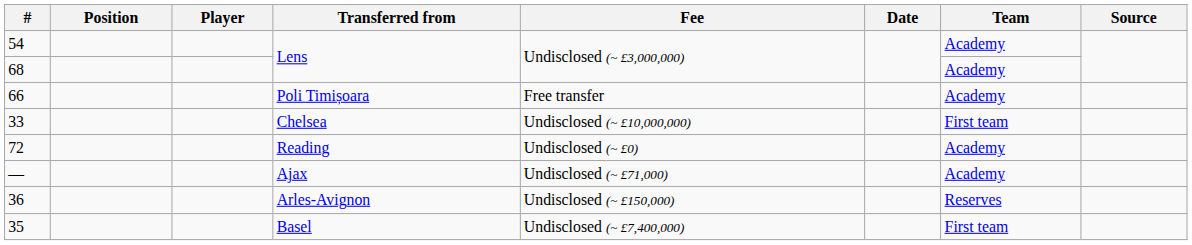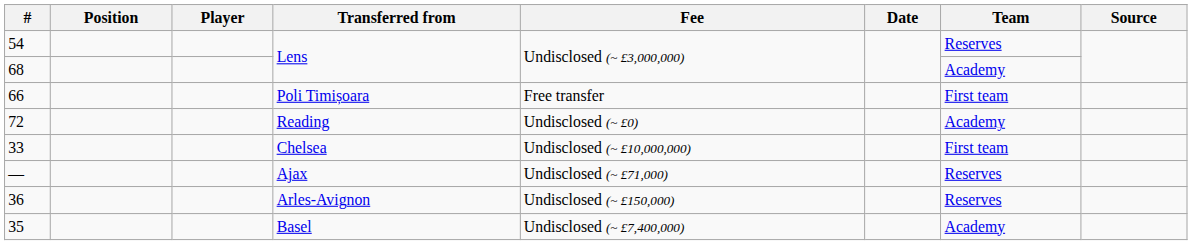(975, 43) Academy -> (973, 43) Reserves
(975, 95) Academy -> (976, 95) First team
rows swapped: (16, 148) <-> (16, 121)
(975, 174) Academy -> (973, 174) Reserves
(976, 226) First team -> (975, 226) Academy
